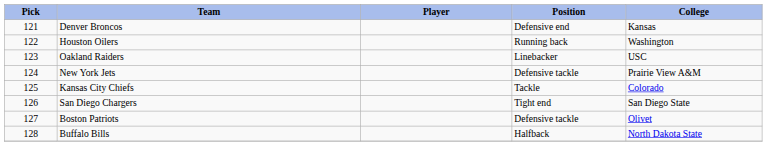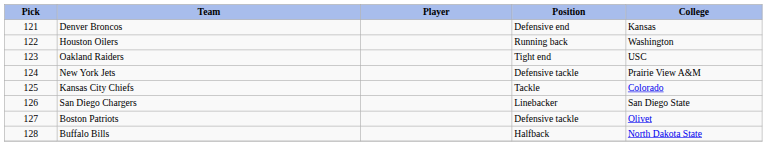(536, 57) Linebacker -> (533, 57) Tight end
(533, 103) Tight end -> (536, 103) Linebacker
